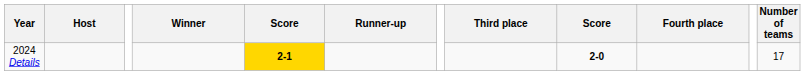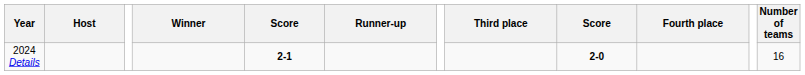(285, 56) gold background -> (285, 56) no background
(779, 56) 17 -> (779, 56) 16
